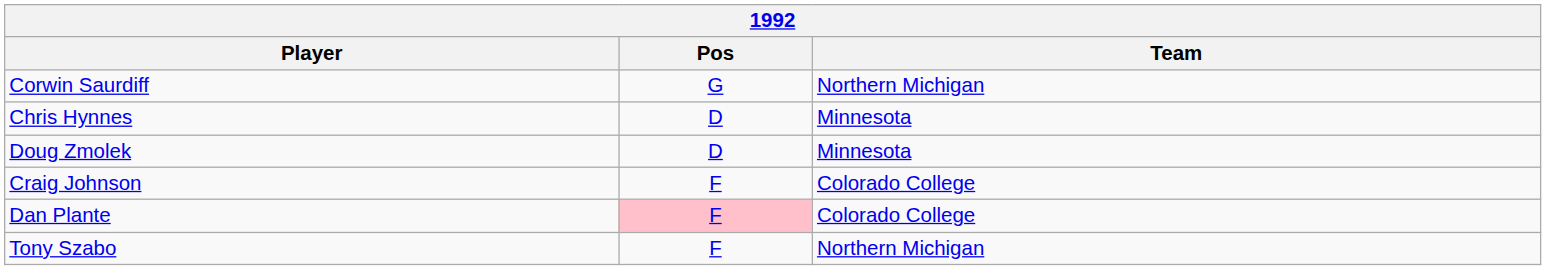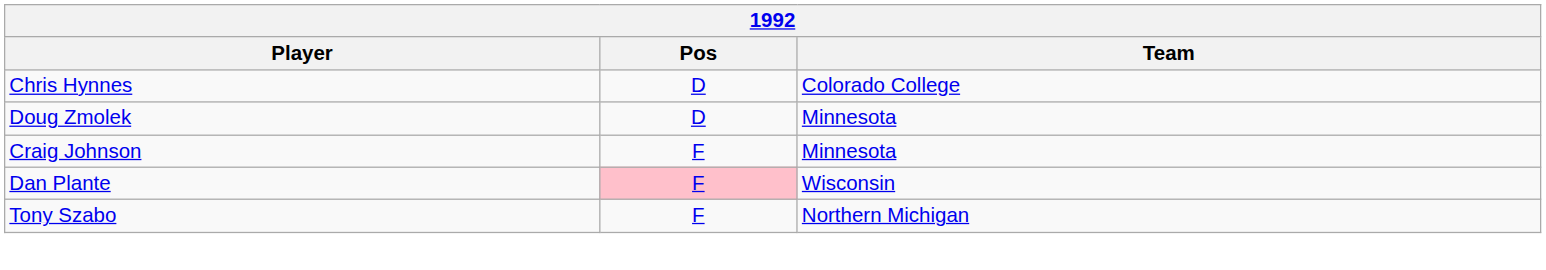- row: (79, 85)
(864, 118) Minnesota -> (881, 85) Colorado College
(896, 183) Colorado College -> (849, 150) Minnesota
(896, 215) Colorado College -> (849, 183) Wisconsin
